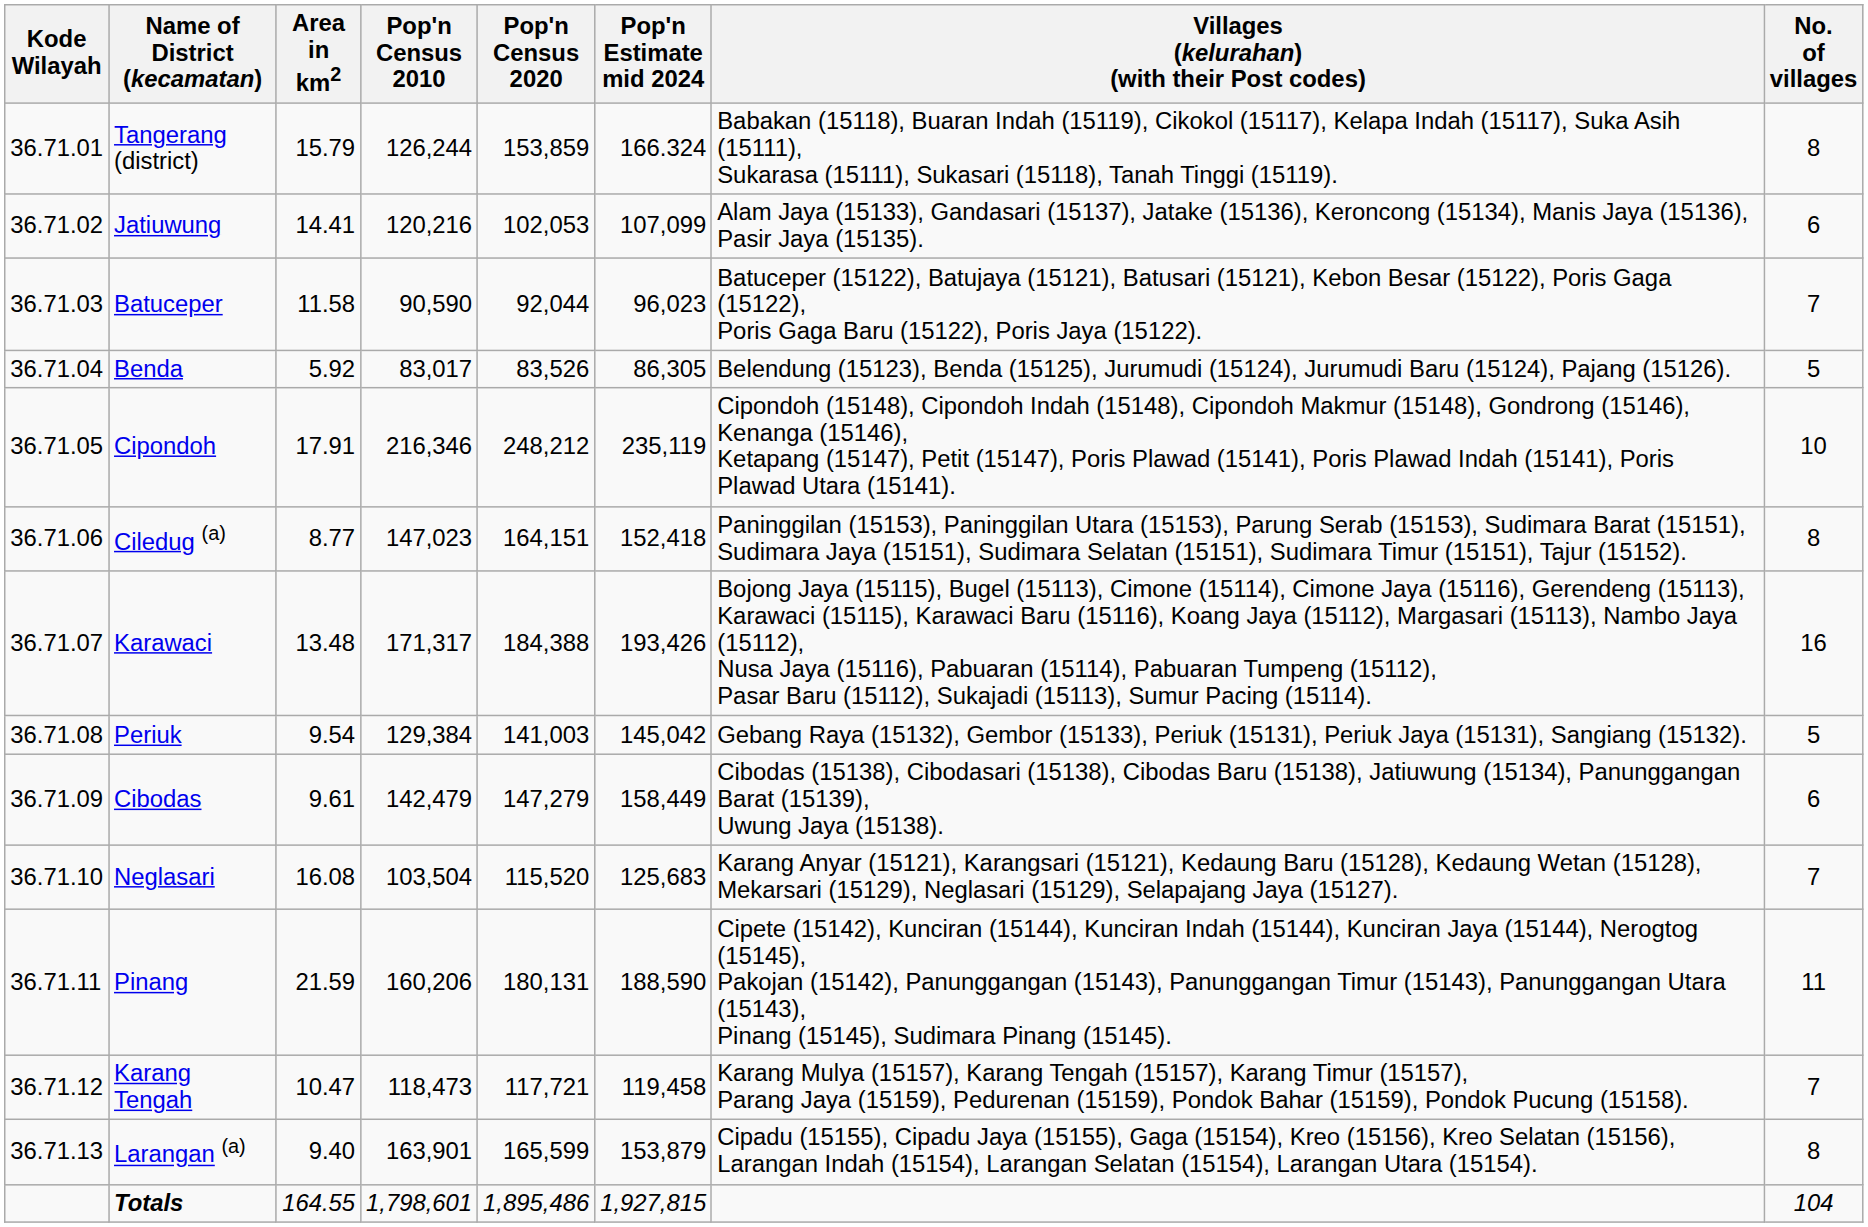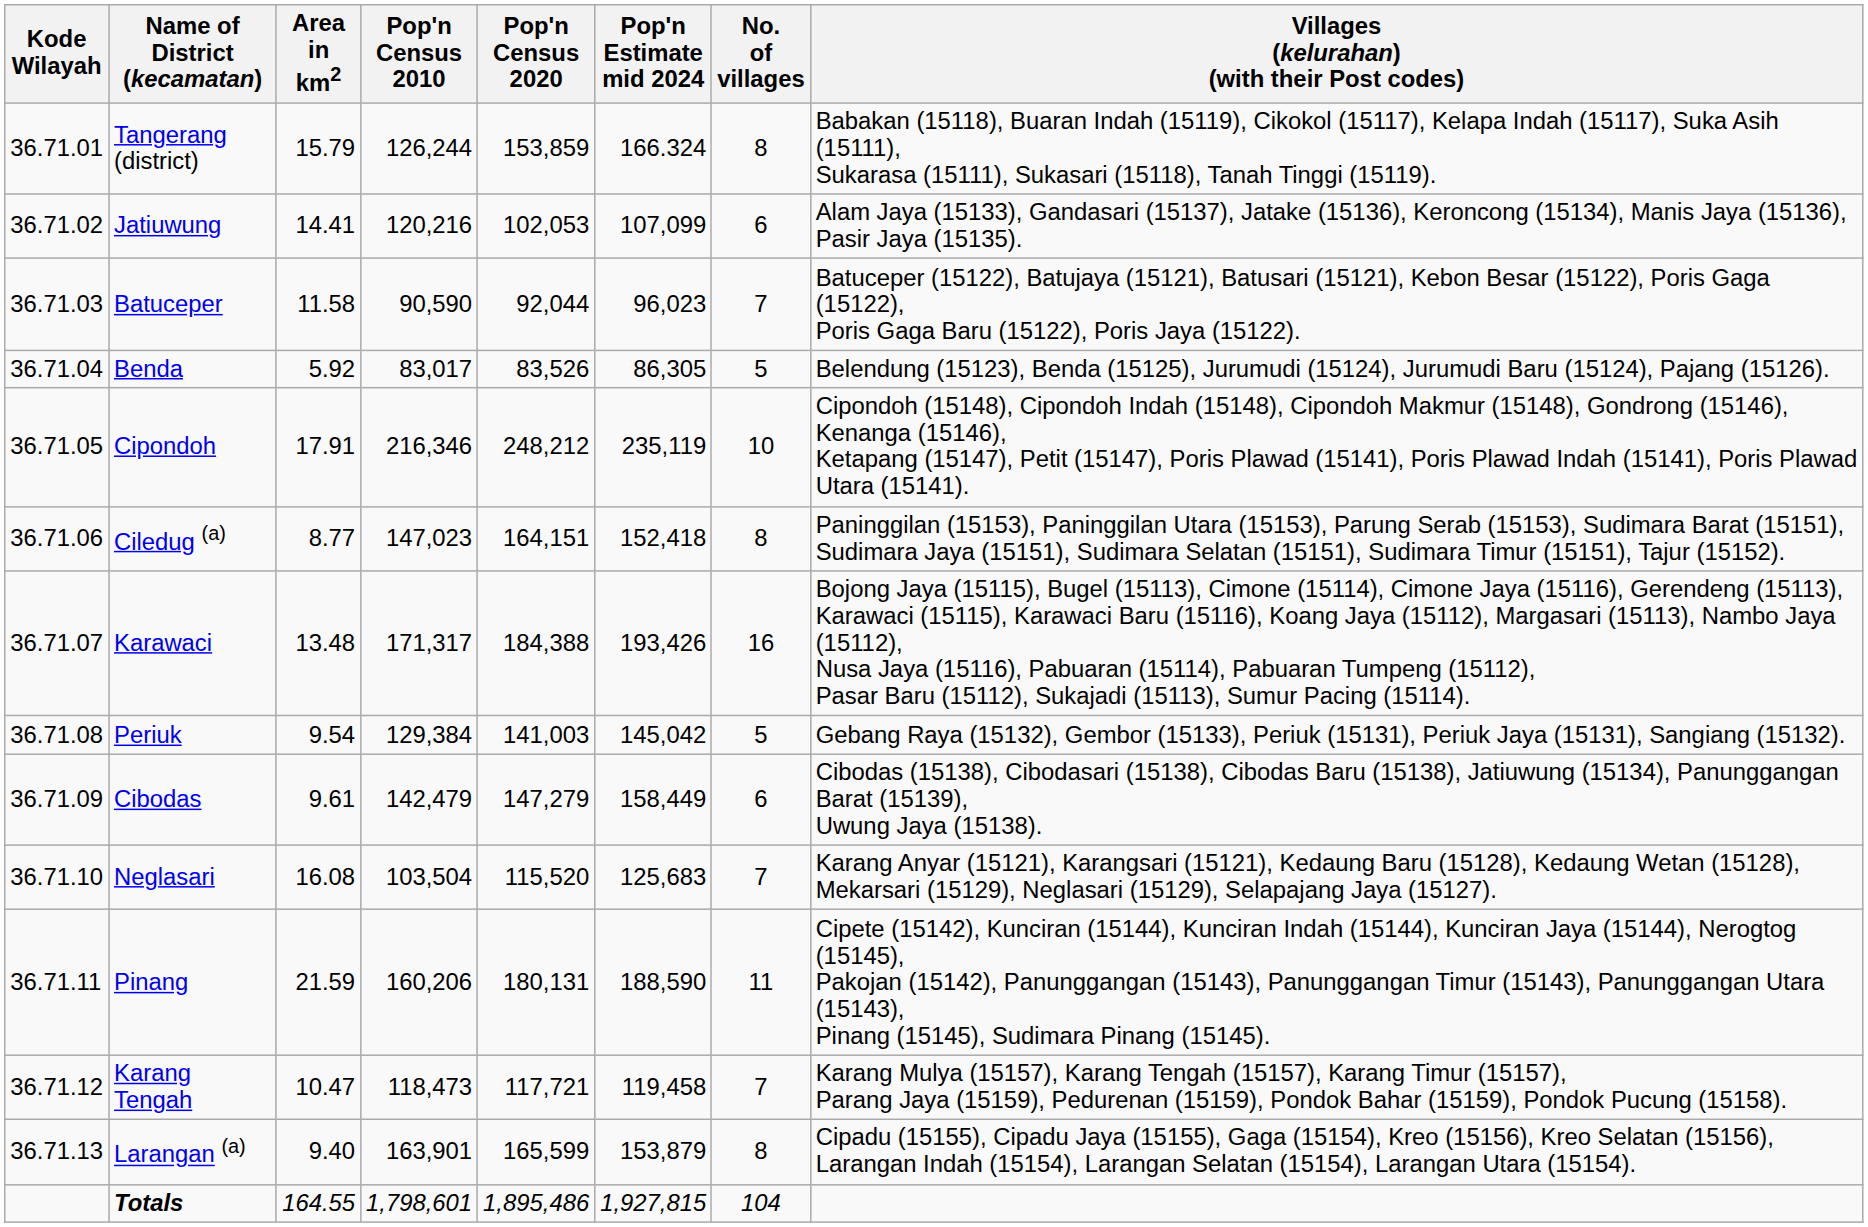columns swapped: (1814, 53) <-> (1238, 53)
